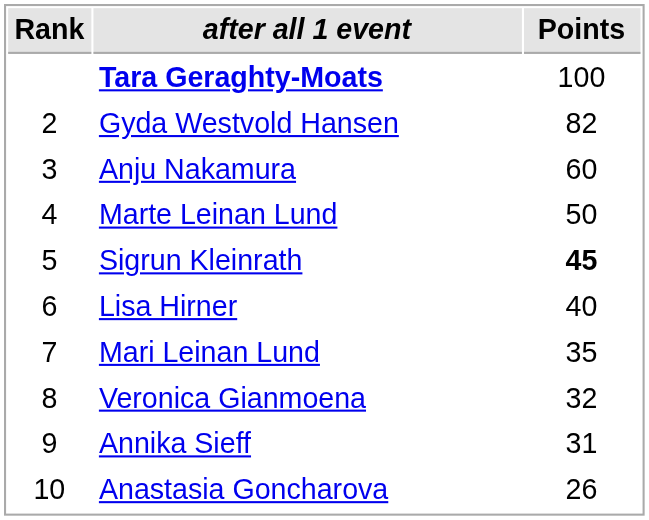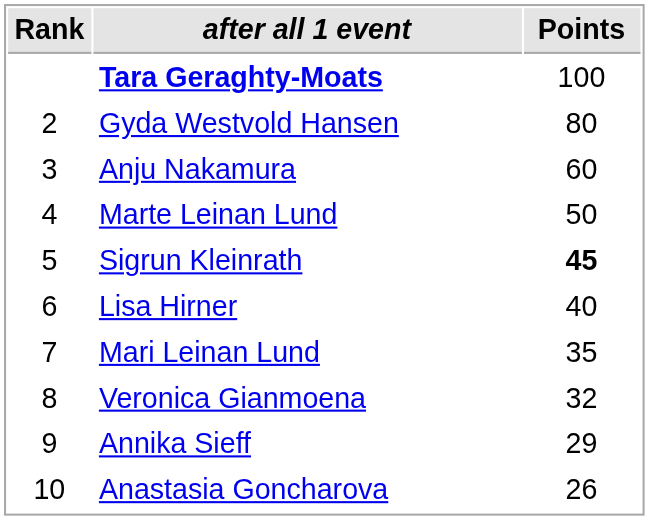(581, 124) 82 -> (581, 124) 80
(581, 444) 31 -> (581, 444) 29
